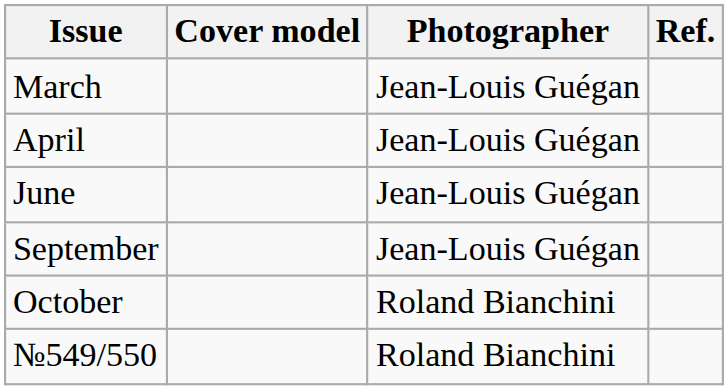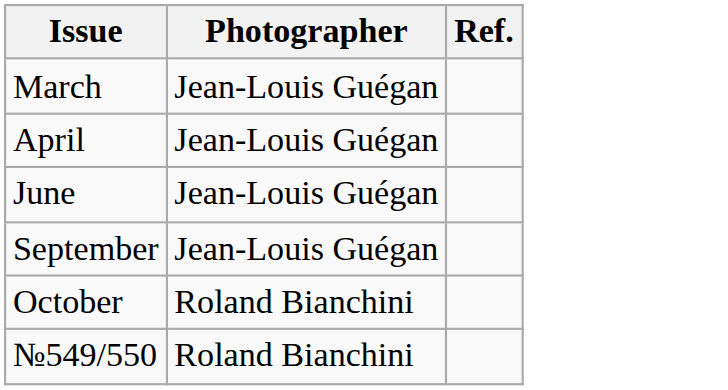- column: (267, 31)
